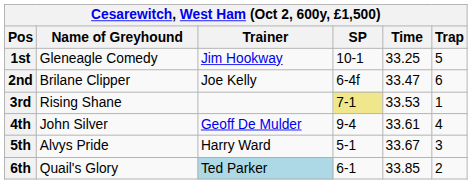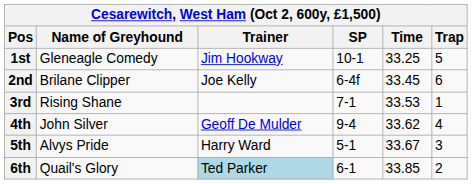(403, 80) 33.47 -> (403, 80) 33.45
(346, 102) khaki background -> (346, 102) no background
(403, 124) 33.61 -> (403, 124) 33.62
